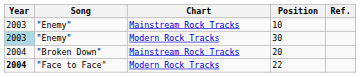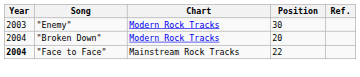- row: (277, 25)
(16, 38) lightblue background -> (16, 25) no background
(184, 52) Mainstream Rock Tracks -> (174, 38) Modern Rock Tracks
(174, 65) Modern Rock Tracks -> (184, 52) Mainstream Rock Tracks
